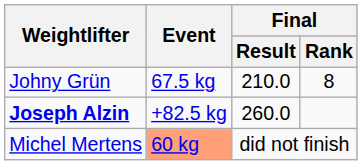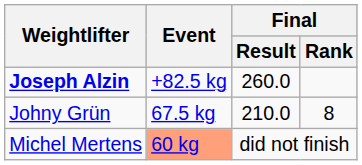rows swapped: (69, 113) <-> (60, 82)
